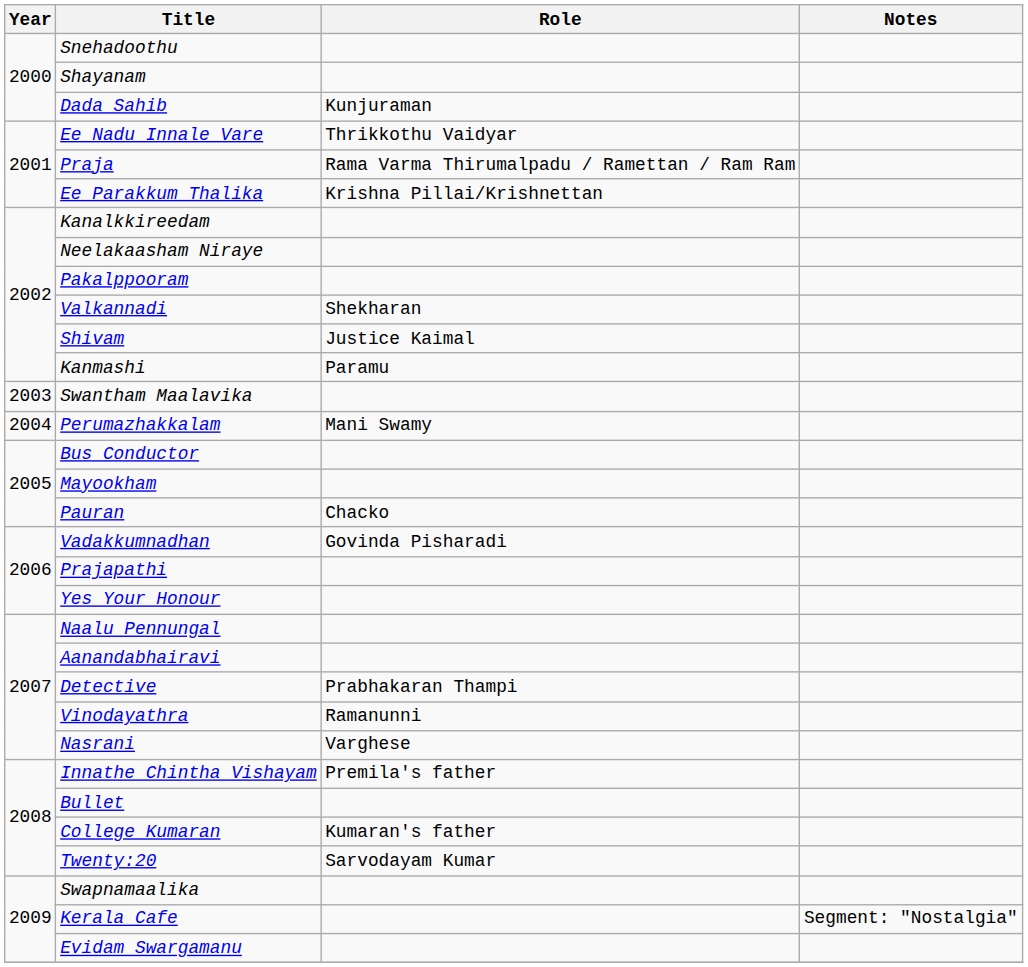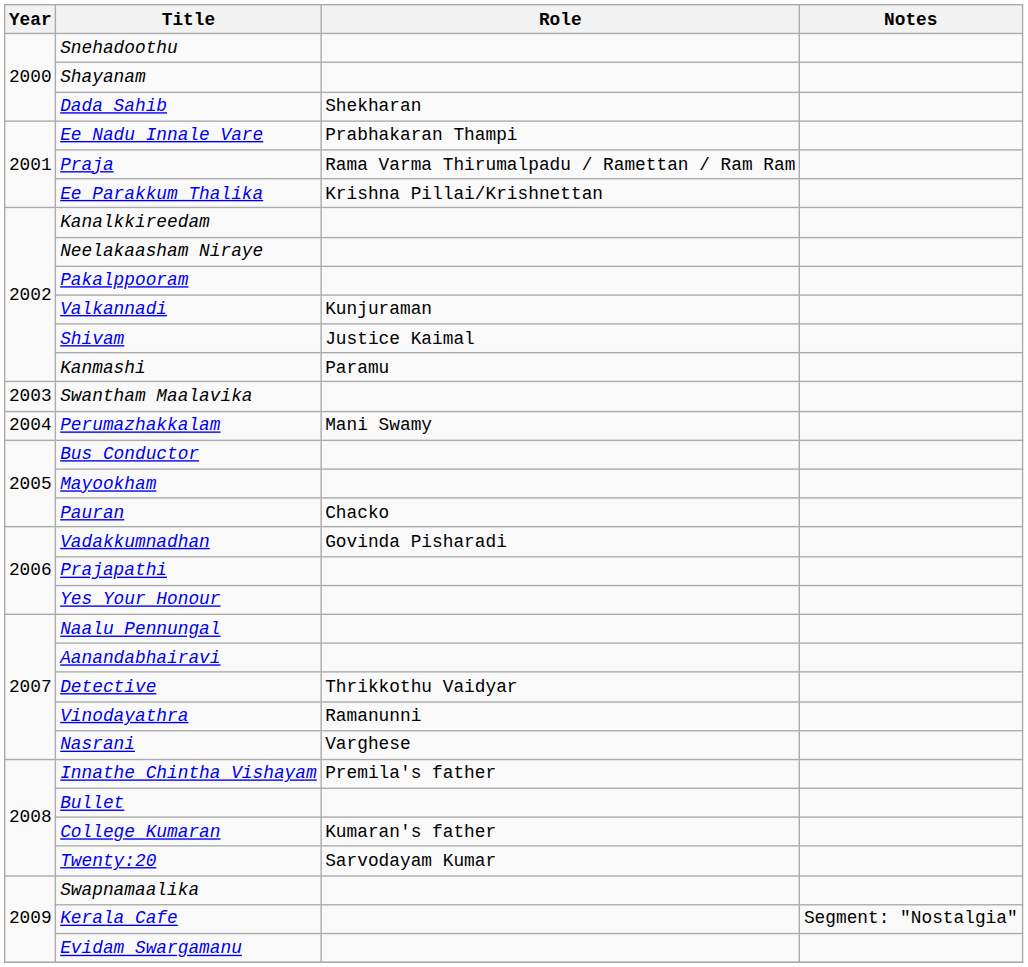(379, 106) Kunjuraman -> (373, 106) Shekharan
(421, 135) Thrikkothu Vaidyar -> (421, 135) Prabhakaran Thampi
(373, 309) Shekharan -> (379, 309) Kunjuraman
(421, 687) Prabhakaran Thampi -> (421, 687) Thrikkothu Vaidyar
